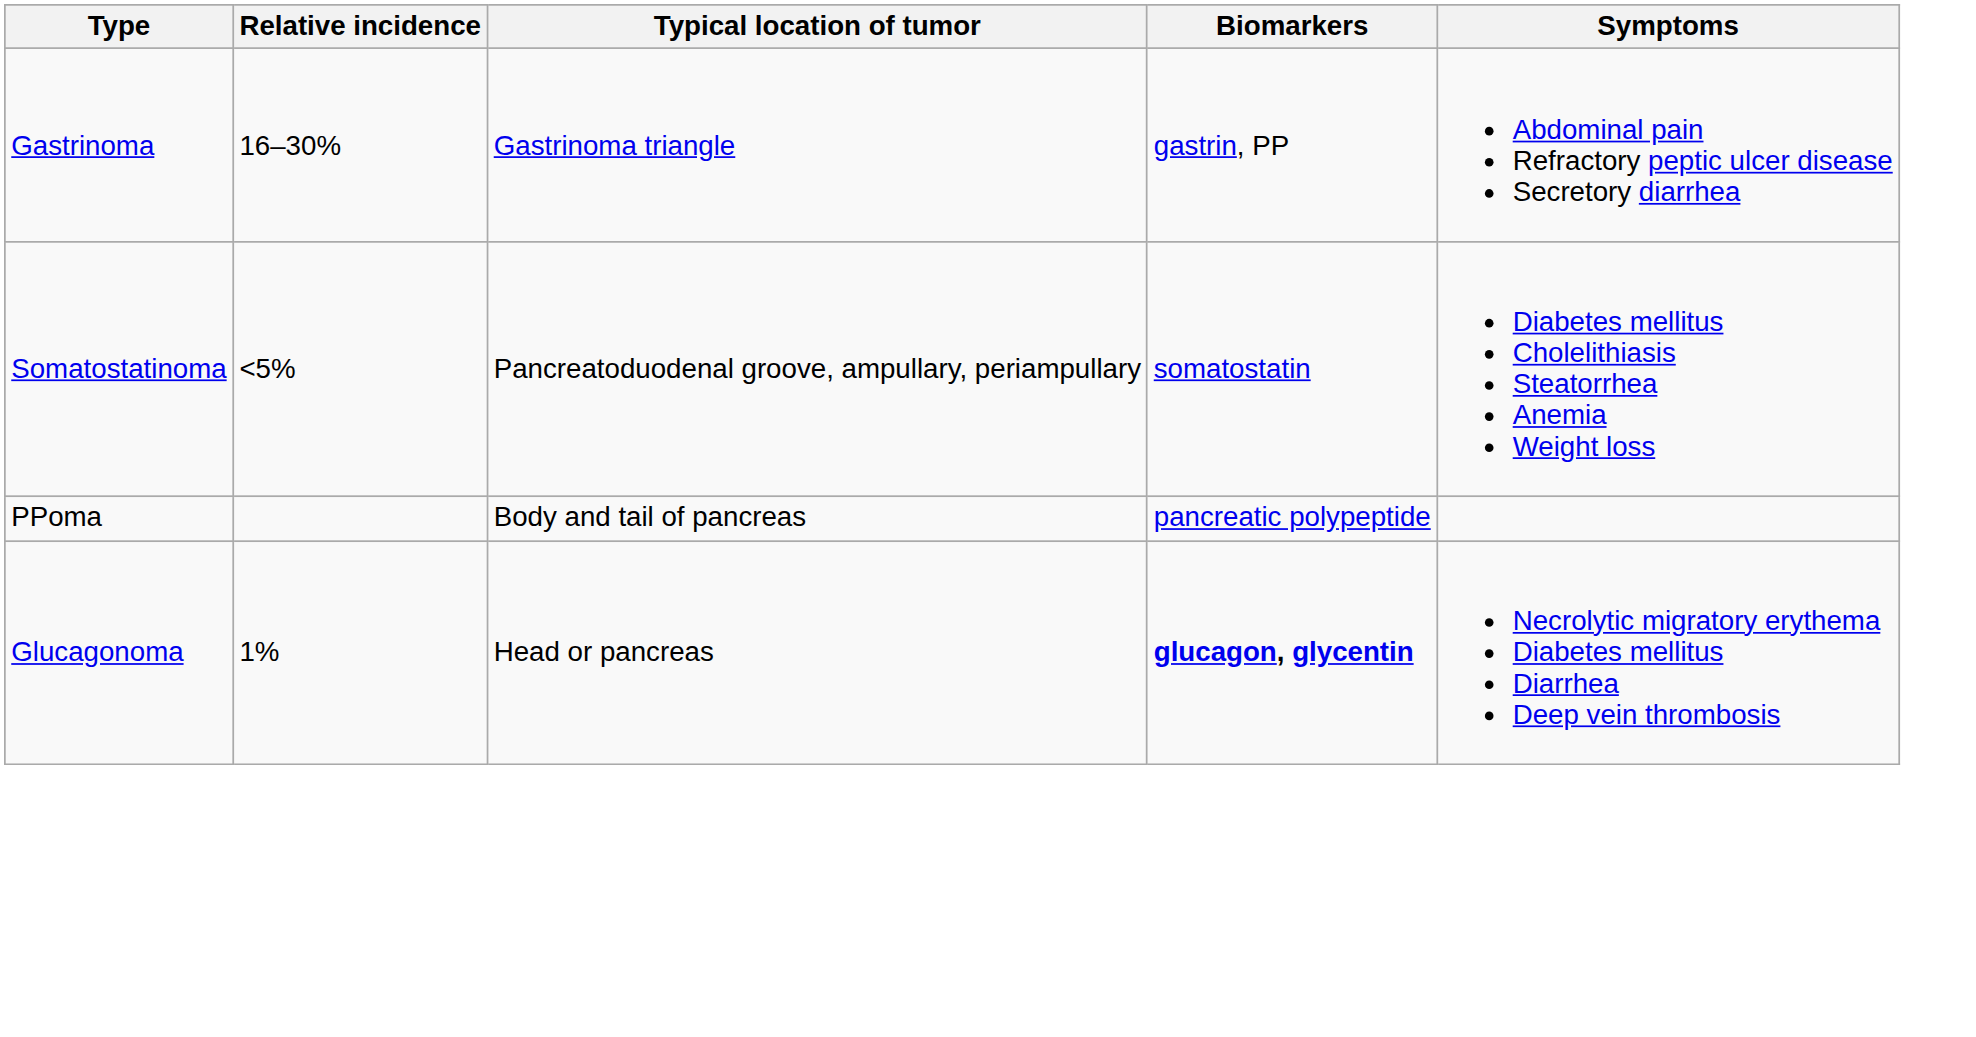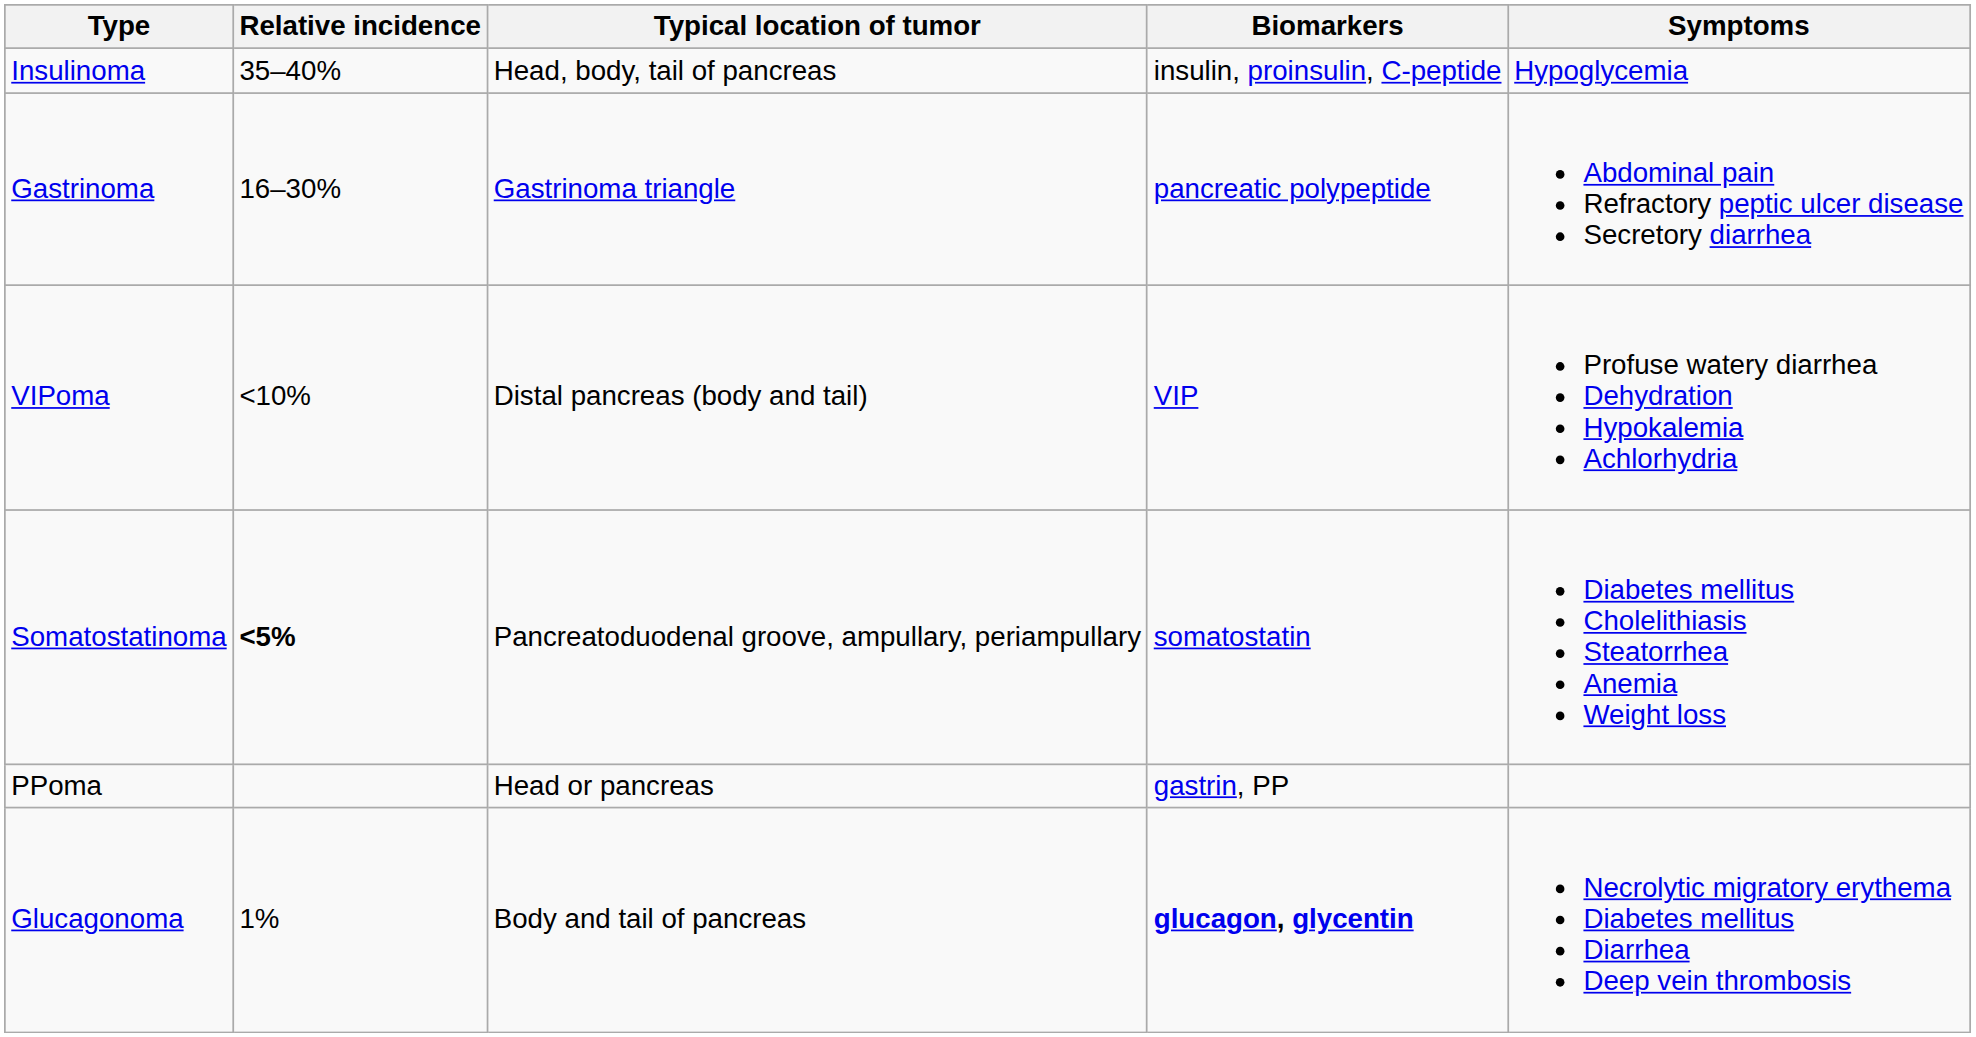+ row: (78, 70)
(1221, 144) gastrin, PP -> (1292, 188) pancreatic polypeptide
+ row: (60, 396)
(268, 368) normal -> (268, 636) bold
(650, 517) Body and tail of pancreas -> (604, 785) Head or pancreas
(1292, 517) pancreatic polypeptide -> (1221, 785) gastrin, PP
(604, 651) Head or pancreas -> (650, 919) Body and tail of pancreas
